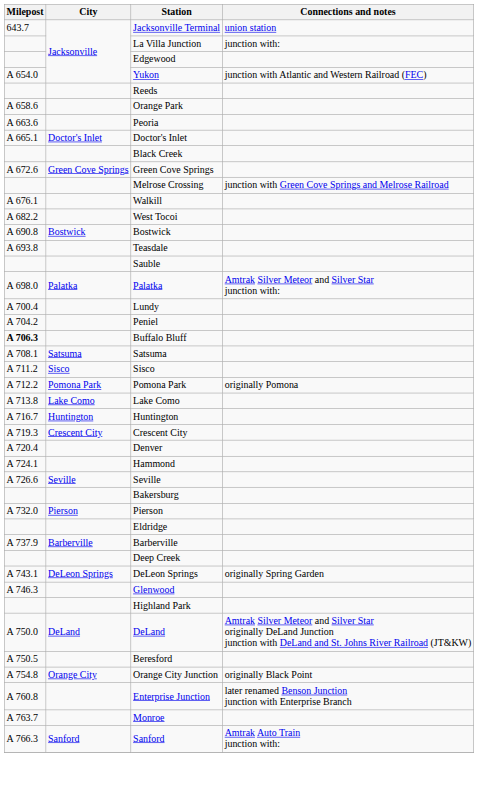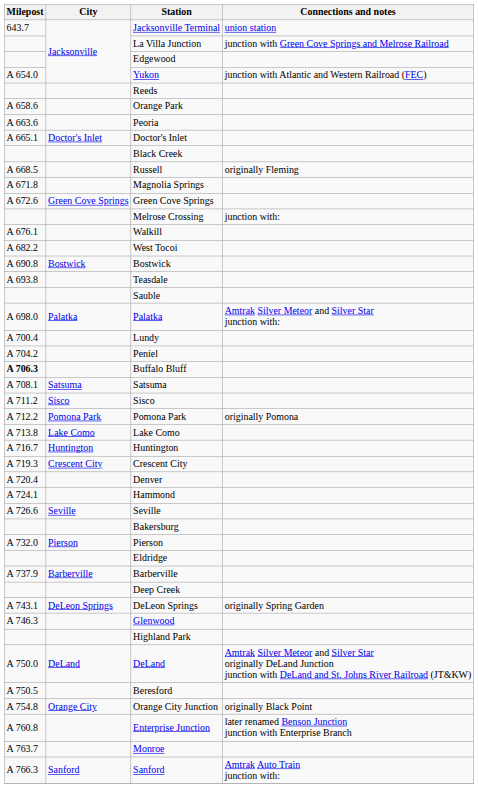(252, 43) junction with: -> (337, 43) junction with Green Cove Springs and Melrose Railroad
+ row: (148, 169)
+ row: (169, 185)
(337, 185) junction with Green Cove Springs and Melrose Railroad -> (252, 216) junction with:
